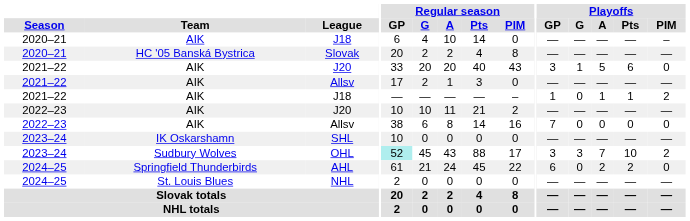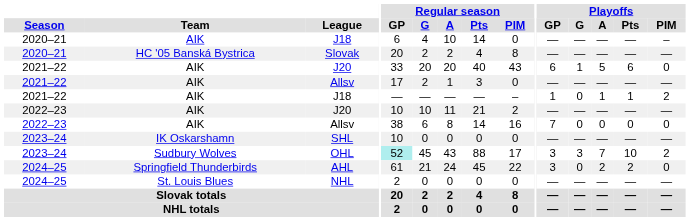(553, 68) 3 -> (553, 68) 6
(553, 167) 6 -> (553, 167) 3
